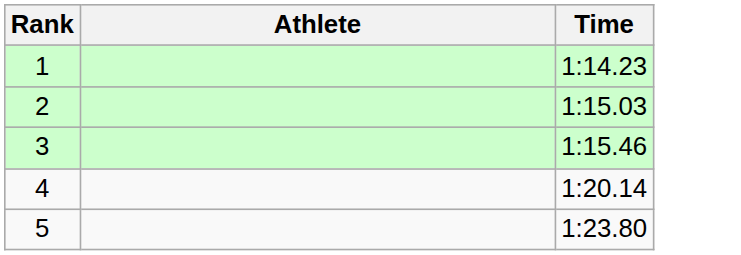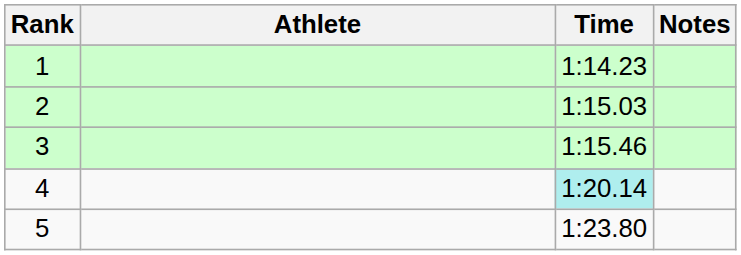+ column: (695, 24)
(604, 188) no background -> (604, 188) paleturquoise background
